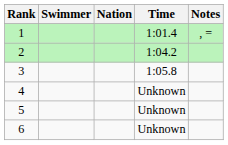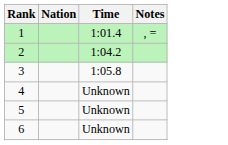- column: (66, 14)
